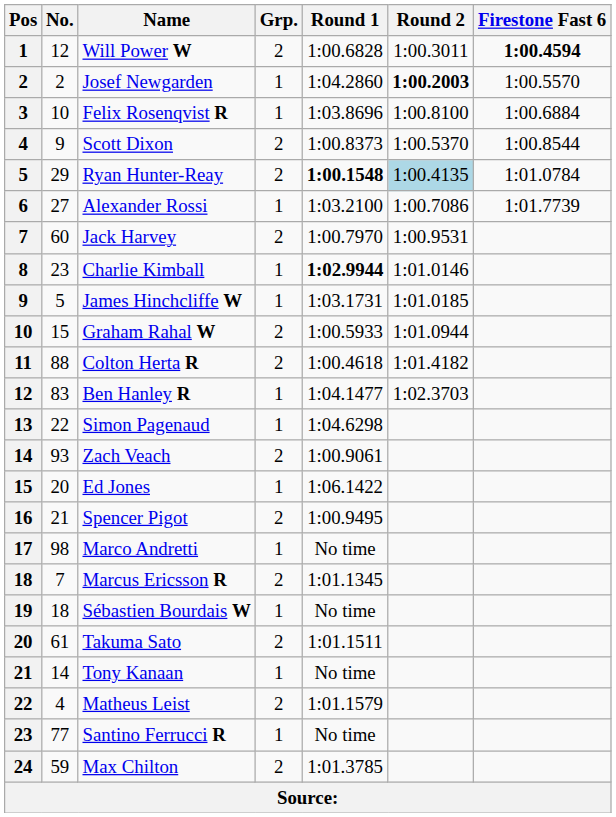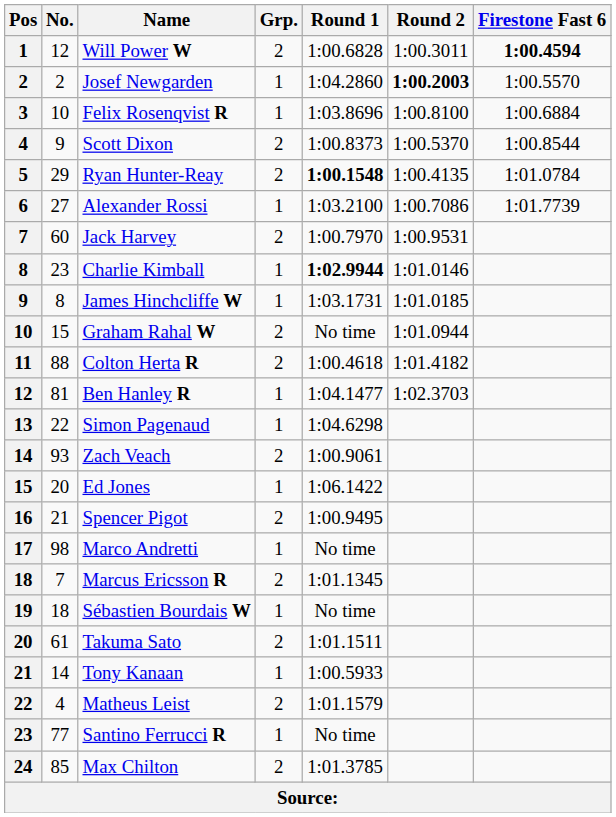(431, 175) lightblue background -> (431, 175) no background
(60, 299) 5 -> (60, 299) 8
(345, 331) 1:00.5933 -> (345, 331) No time
(60, 393) 83 -> (60, 393) 81
(345, 672) No time -> (345, 672) 1:00.5933
(60, 766) 59 -> (60, 766) 85
